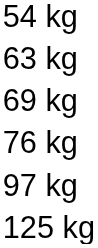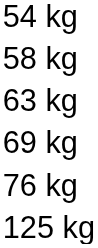+ row: (40, 58)
- row: (40, 185)
